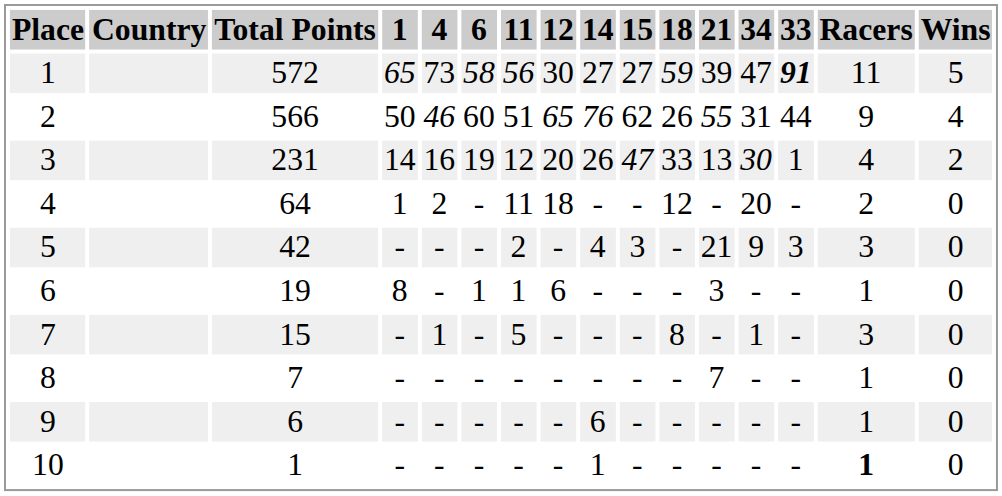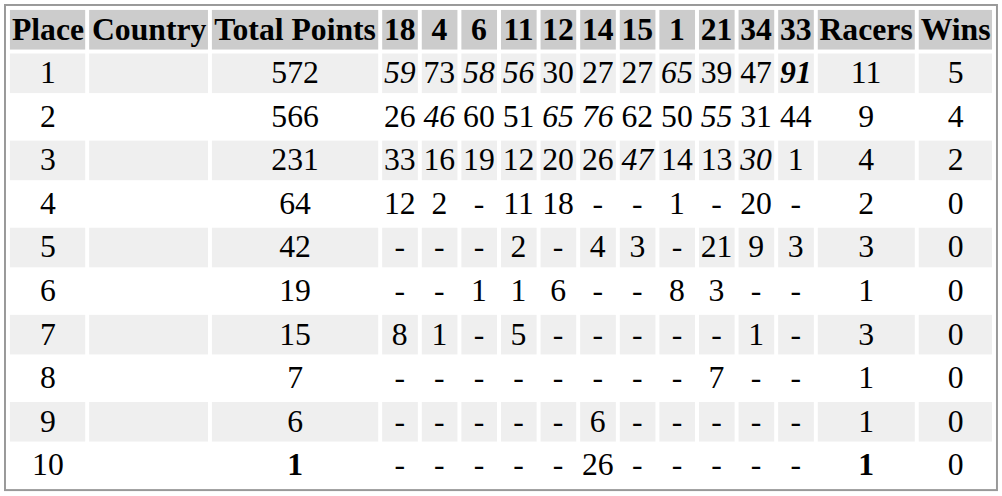columns swapped: (400, 29) <-> (677, 29)
(295, 464) normal -> (295, 464) bold
(598, 464) 1 -> (598, 464) 26
